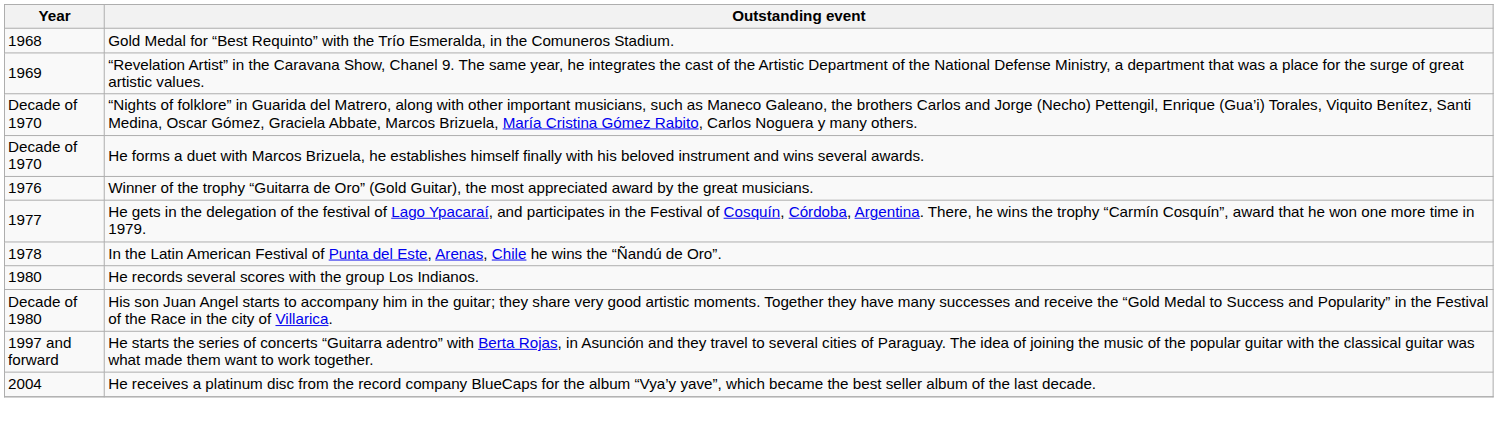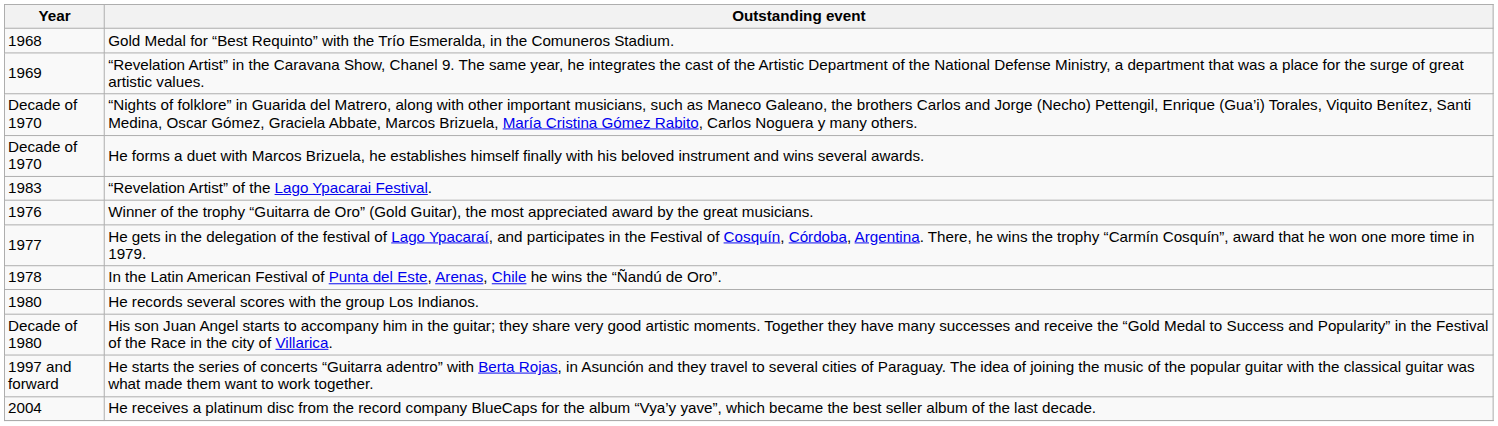+ row: (270, 188)
